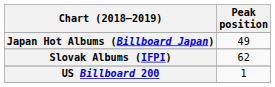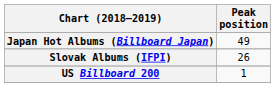(244, 57) 62 -> (244, 57) 26
